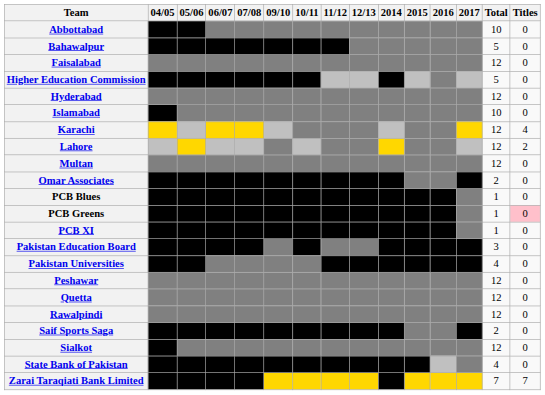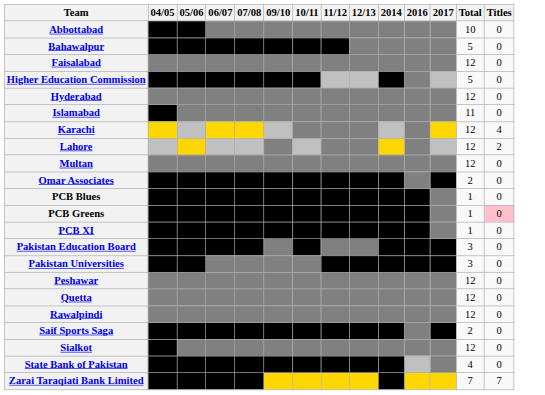- column: (417, 12)
(496, 113) 10 -> (470, 113) 11
(496, 264) 4 -> (470, 264) 3
